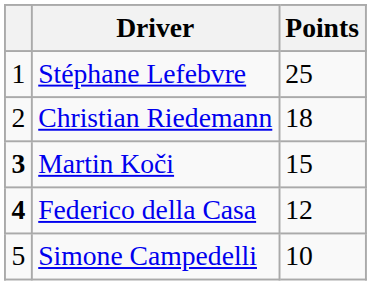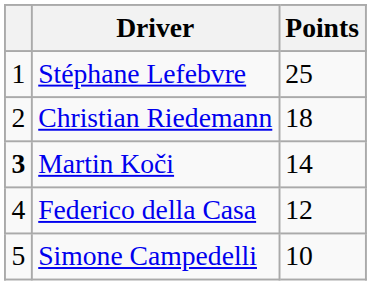(299, 164) 15 -> (299, 164) 14
(18, 210) bold -> (18, 210) normal
